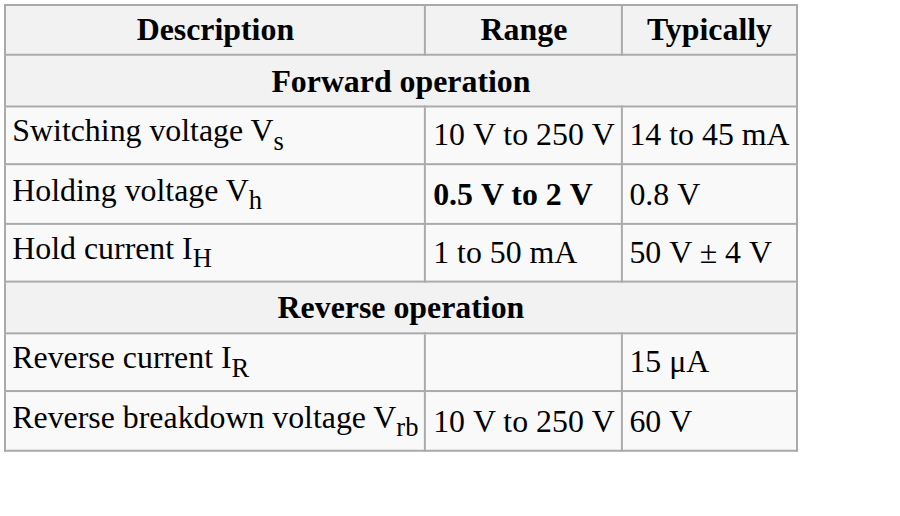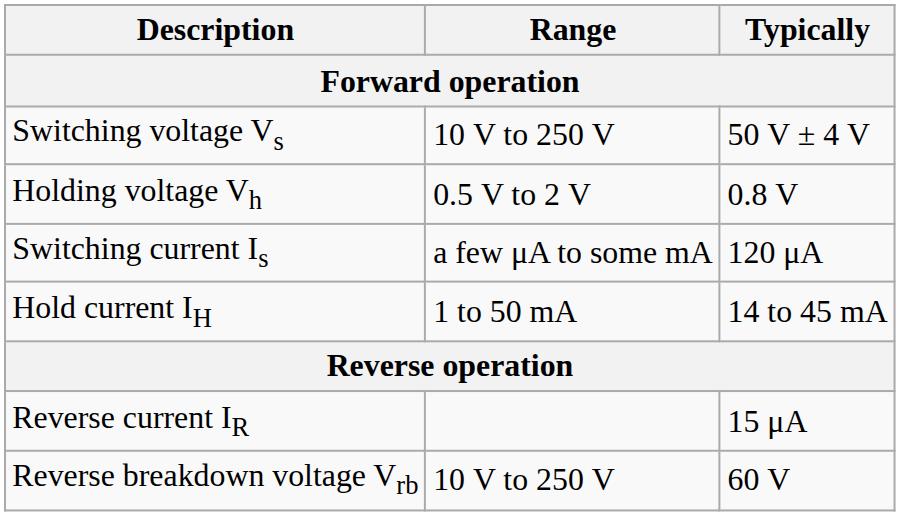(710, 134) 14 to 45 mA -> (799, 134) 50 V ± 4 V
(513, 193) bold -> (512, 193) normal
+ row: (140, 252)
(701, 252) 50 V ± 4 V -> (808, 311) 14 to 45 mA
